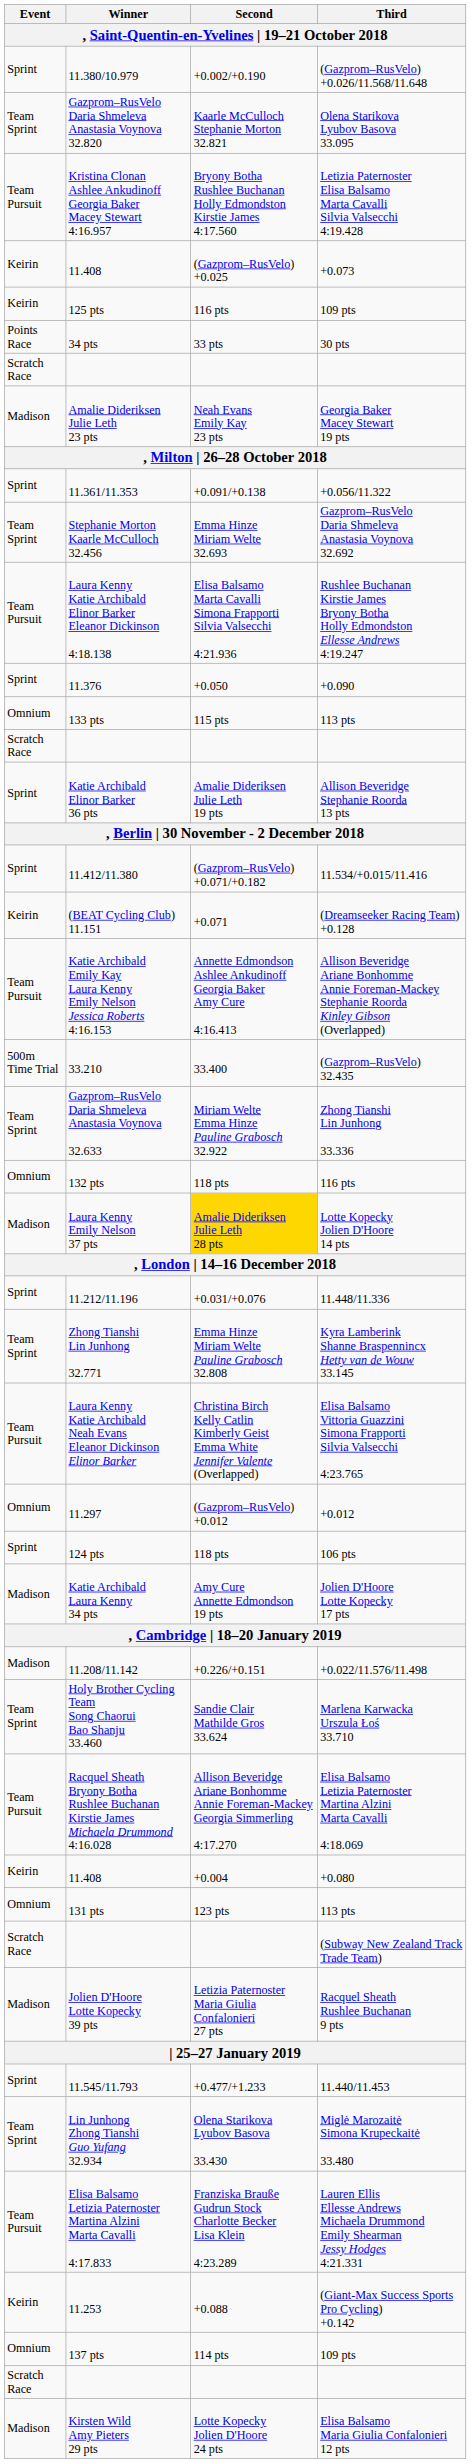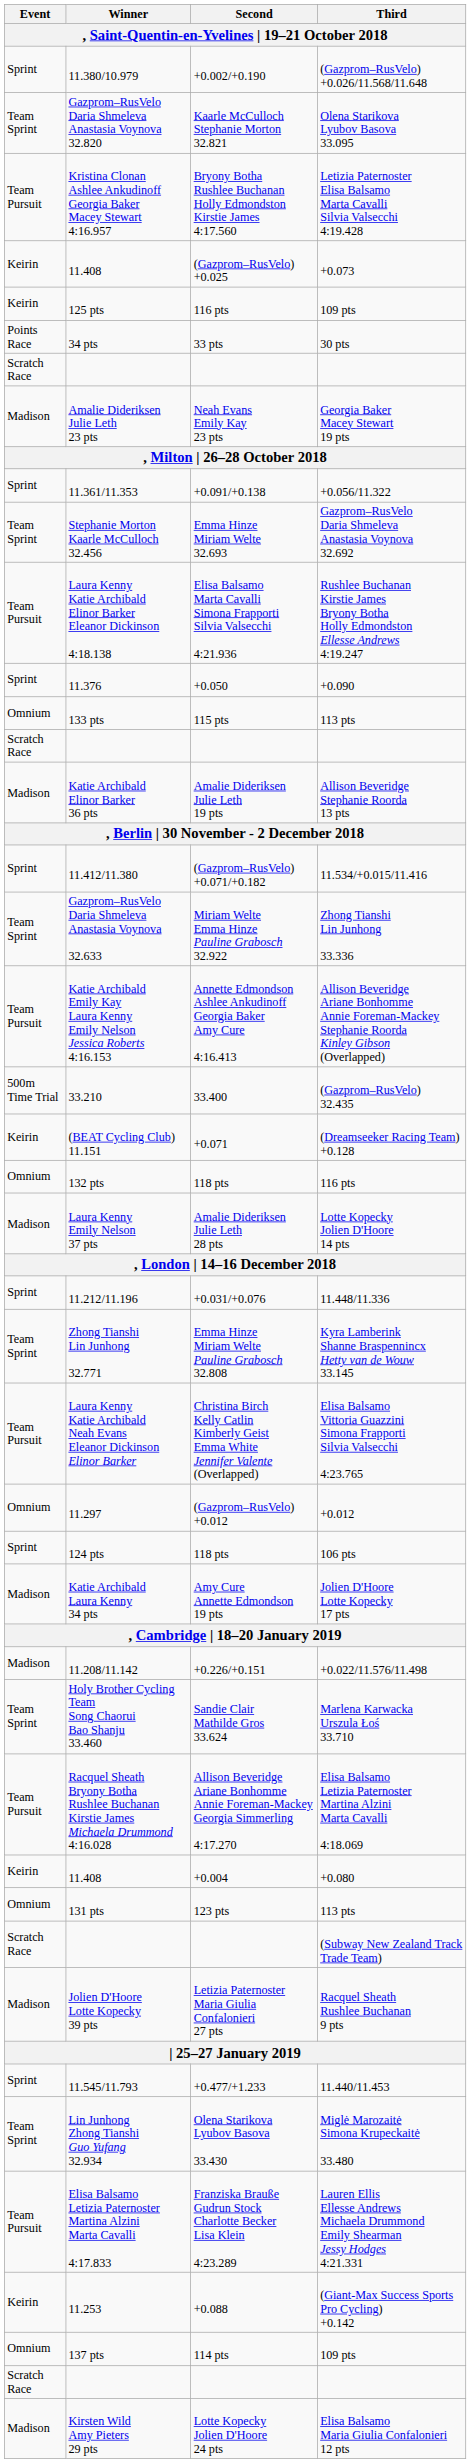(22, 792) Sprint -> (28, 792) Madison
rows swapped: (115, 1123) <-> (122, 921)
(240, 1230) gold background -> (240, 1230) no background
